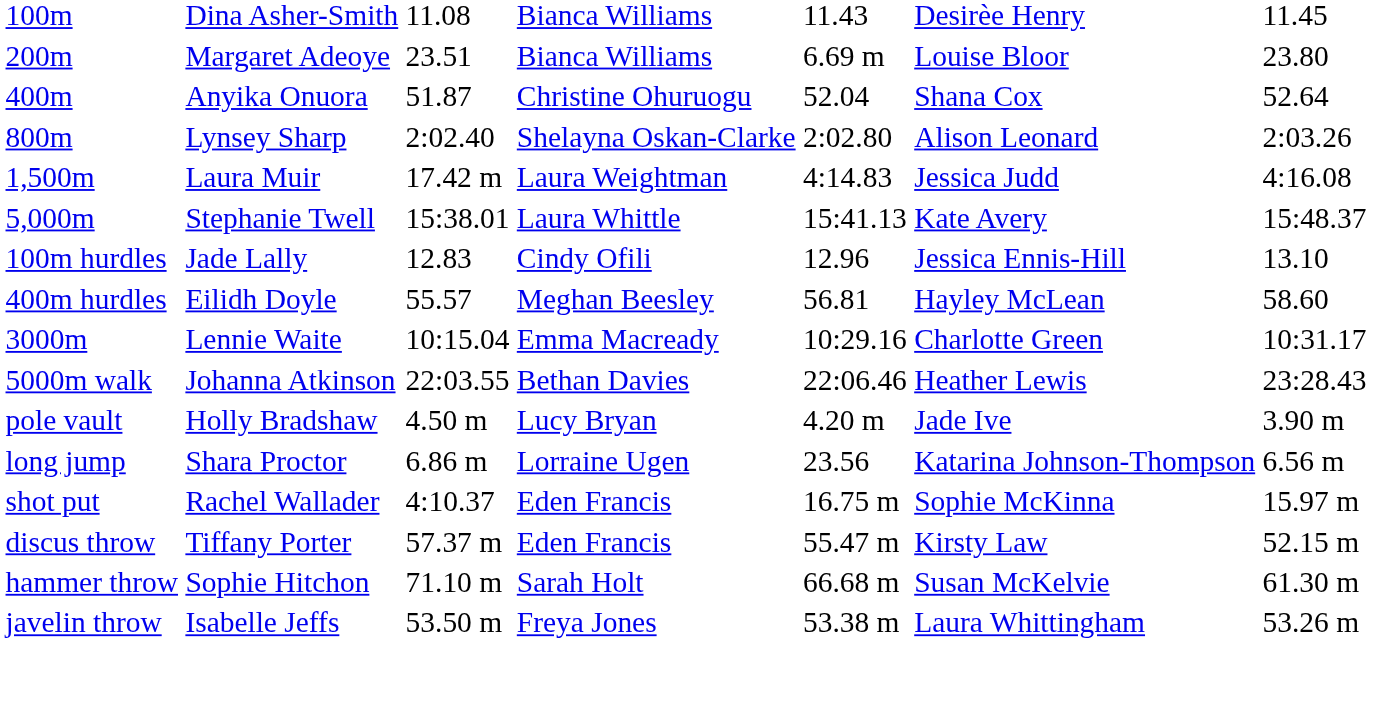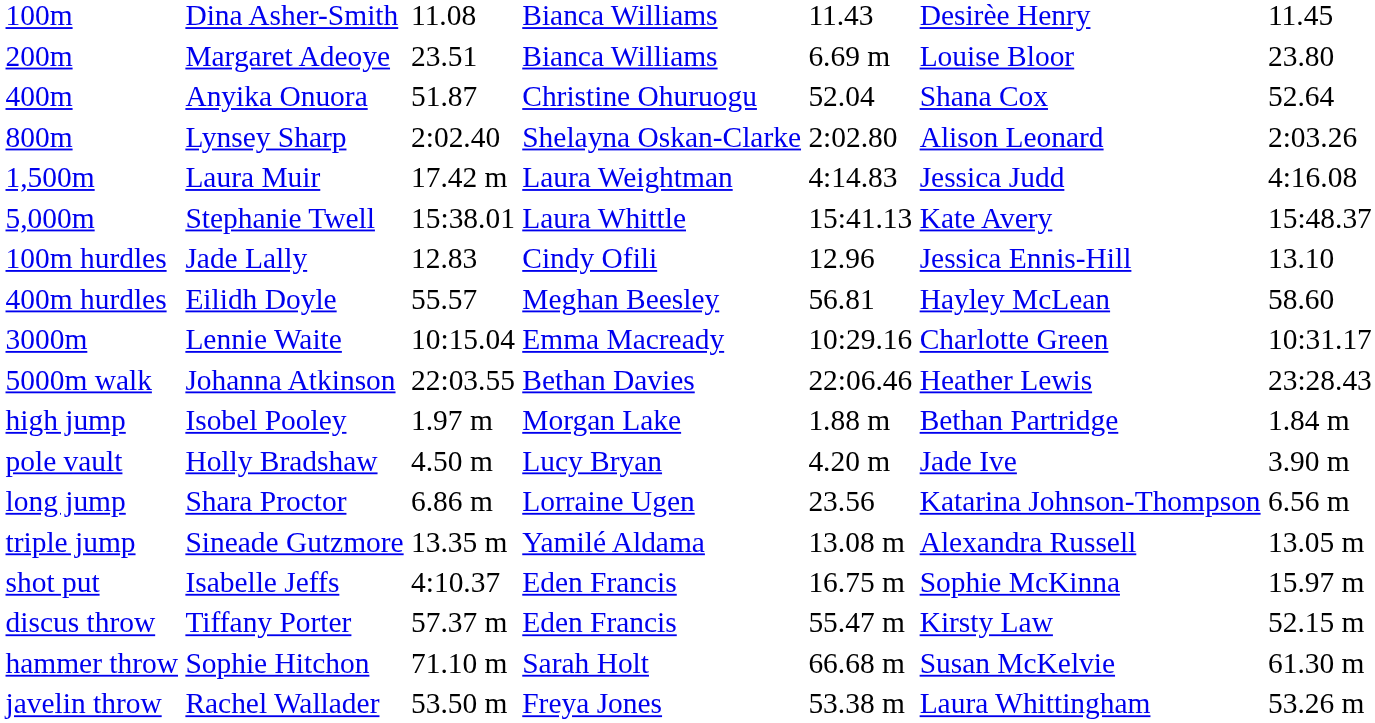+ row: (66, 420)
+ row: (71, 541)
(282, 501) Rachel Wallader -> (262, 582) Isabelle Jeffs
(262, 622) Isabelle Jeffs -> (282, 703) Rachel Wallader
